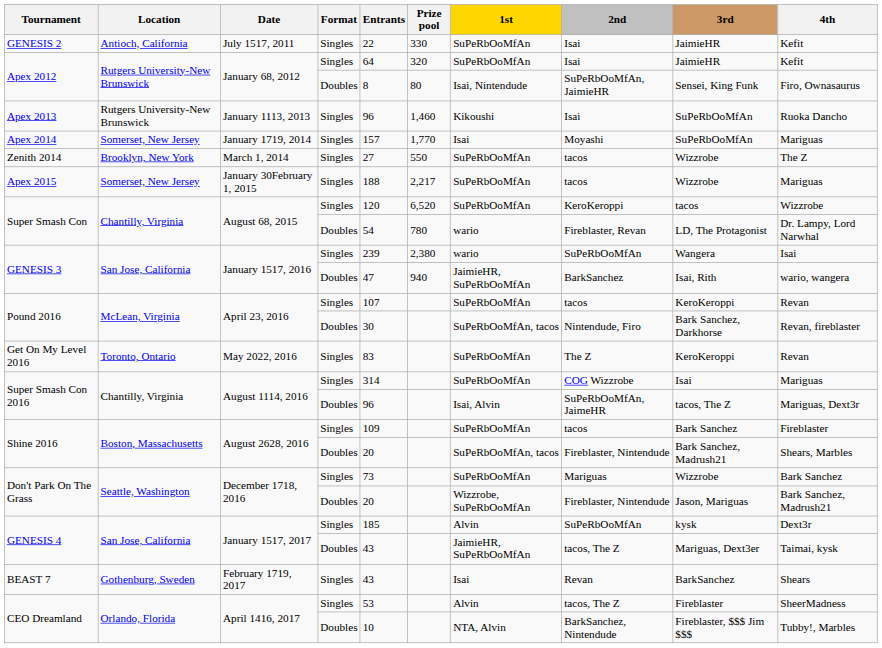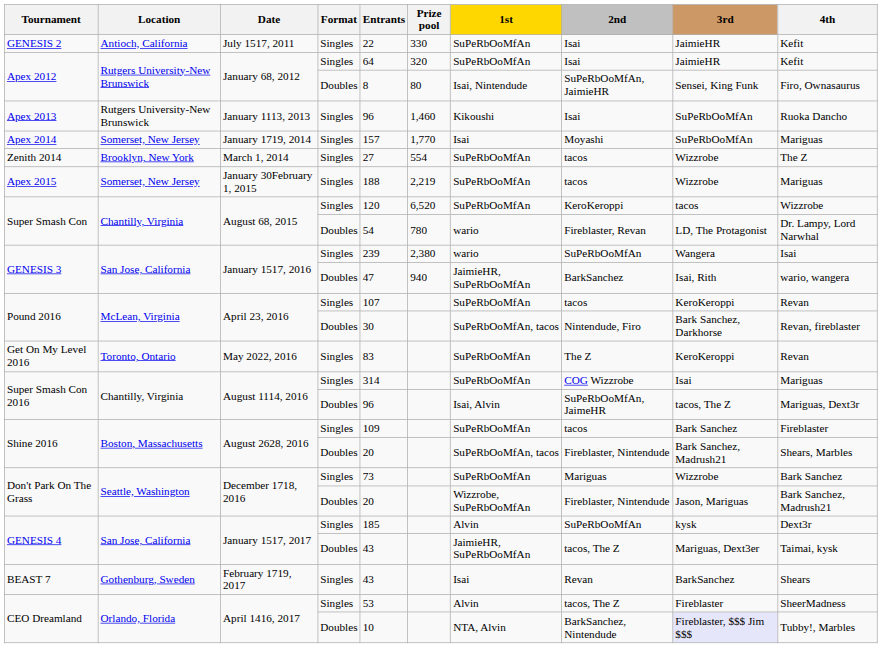(419, 157) 550 -> (419, 157) 554
(423, 181) 2,217 -> (423, 181) 2,219
(720, 627) no background -> (720, 627) lavender background
